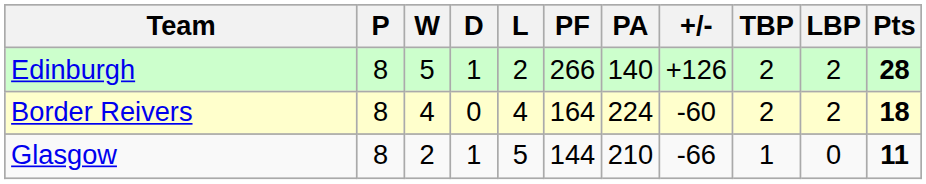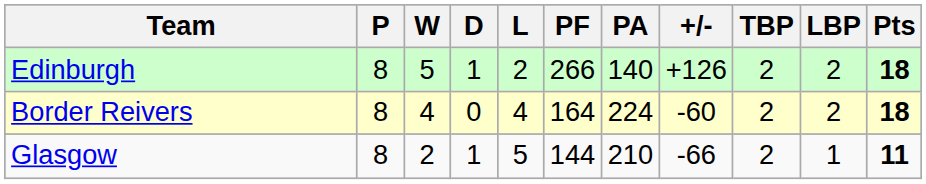(895, 69) 28 -> (895, 69) 18
(767, 155) 1 -> (767, 155) 2
(834, 155) 0 -> (834, 155) 1
